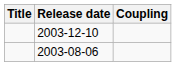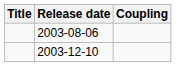rows swapped: (68, 52) <-> (68, 33)
